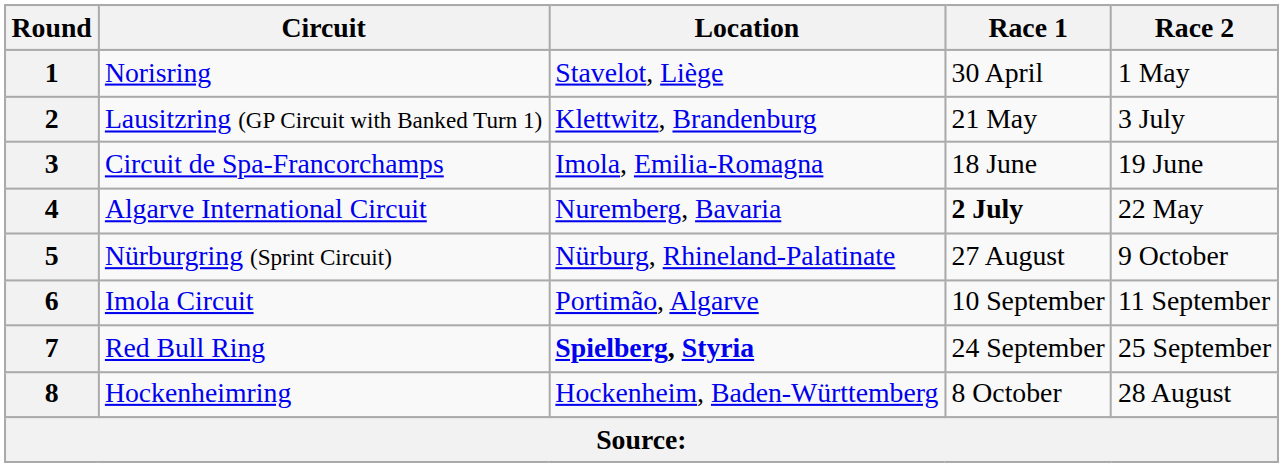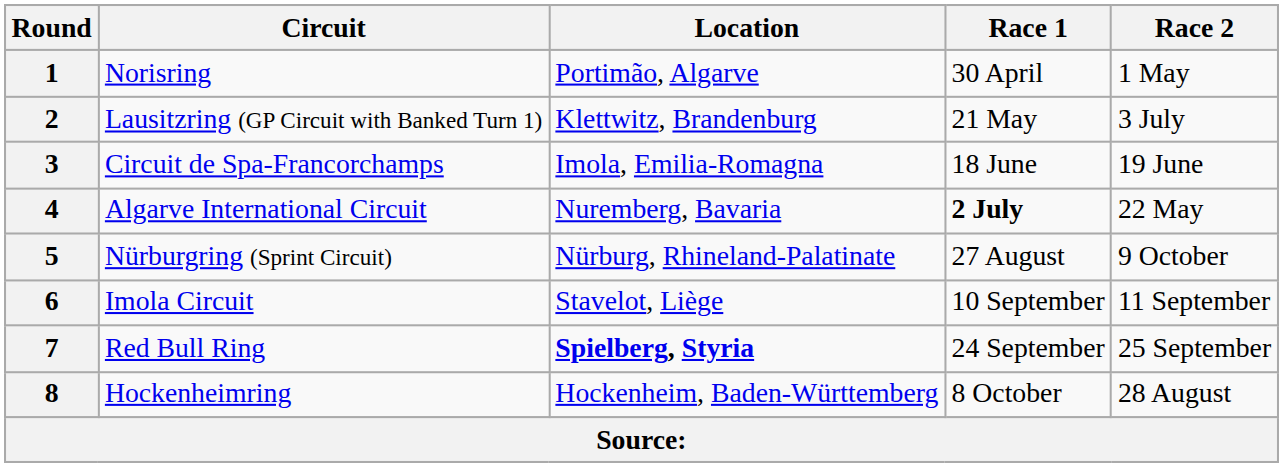(639, 72) Stavelot, Liège -> (657, 72) Portimão, Algarve
(657, 301) Portimão, Algarve -> (639, 301) Stavelot, Liège
